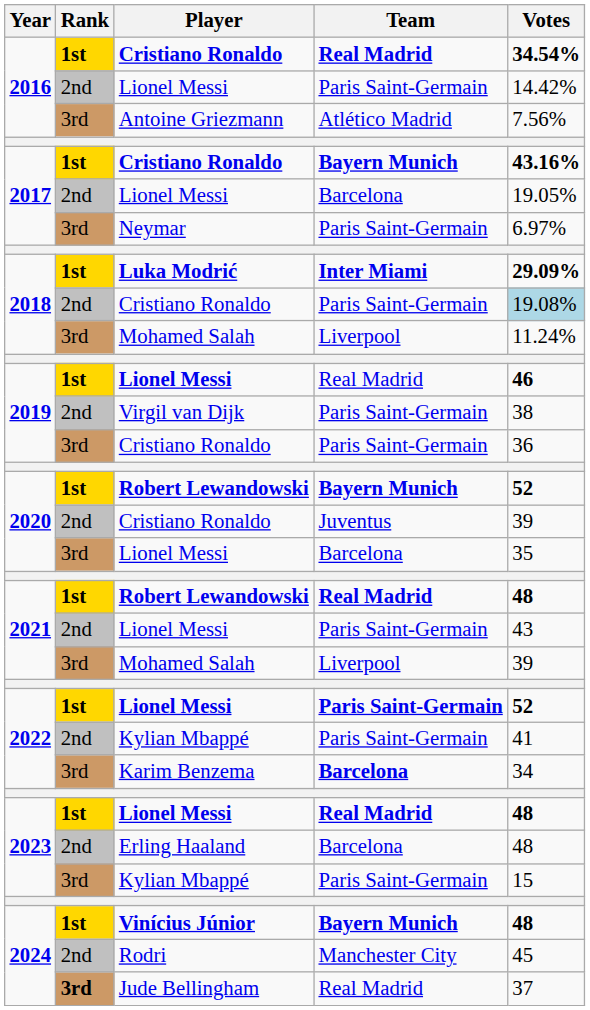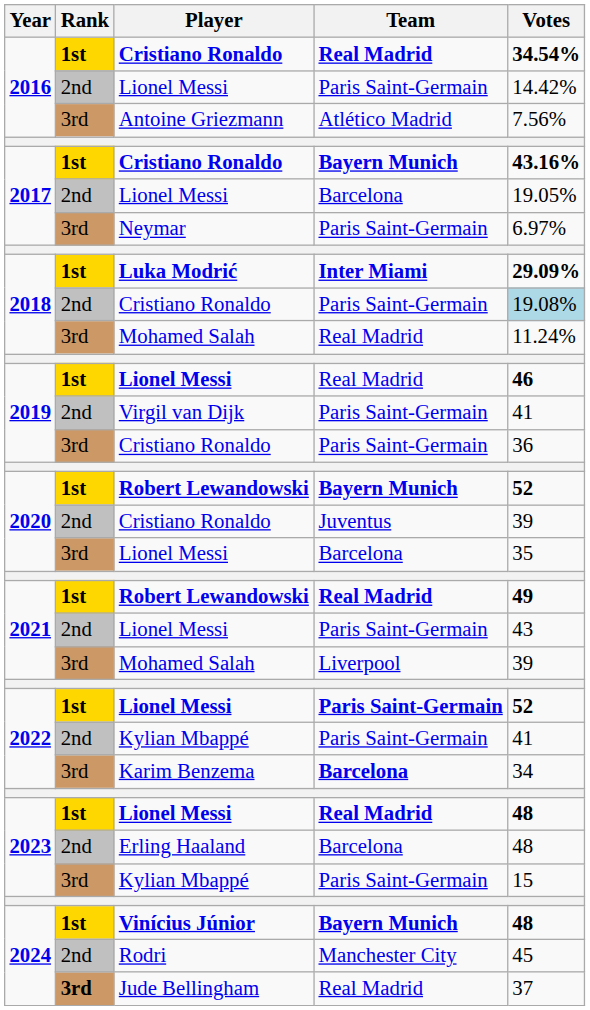(359, 337) Liverpool -> (371, 337) Real Madrid
(523, 412) 38 -> (523, 412) 41
(523, 596) 48 -> (523, 596) 49
